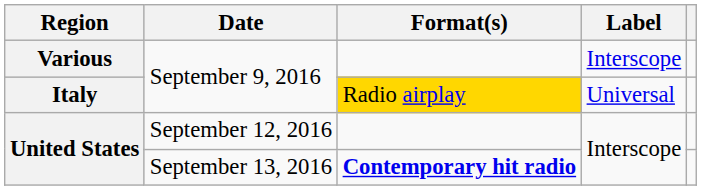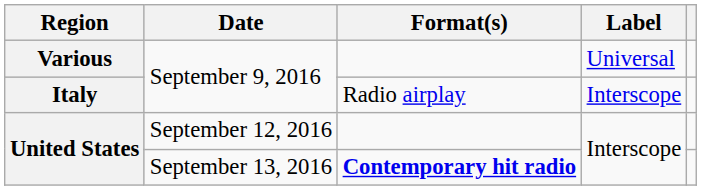(634, 58) Interscope -> (631, 58) Universal
(404, 94) gold background -> (404, 94) no background
(631, 94) Universal -> (634, 94) Interscope
